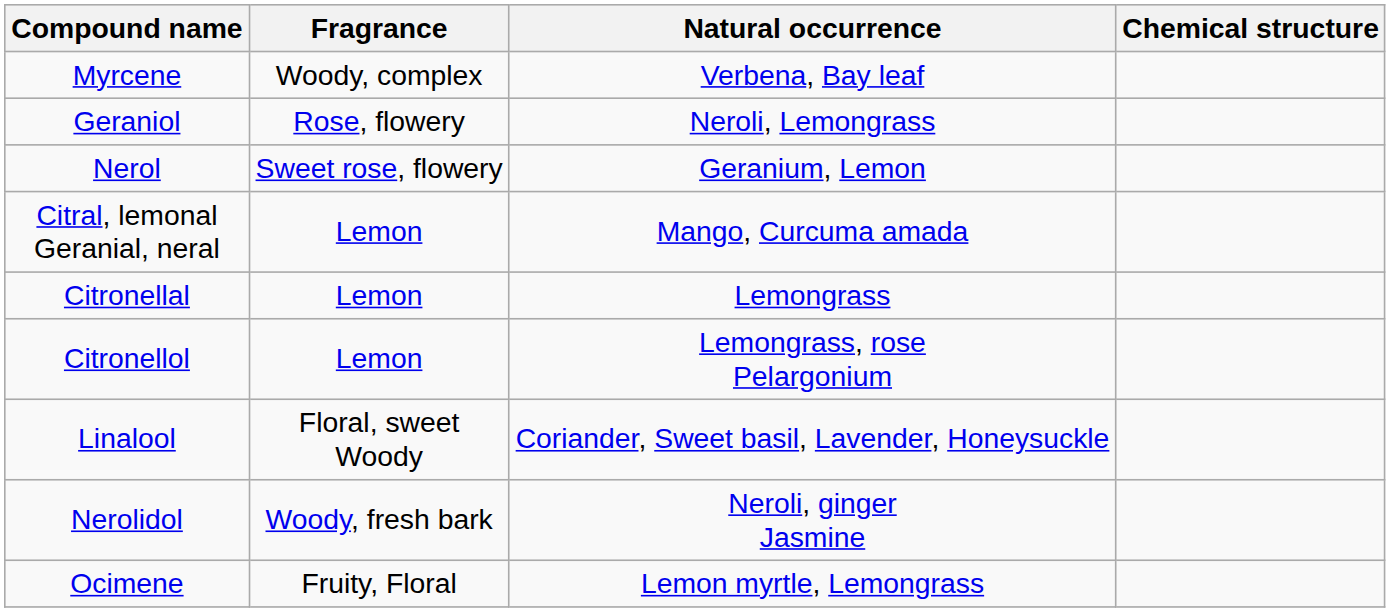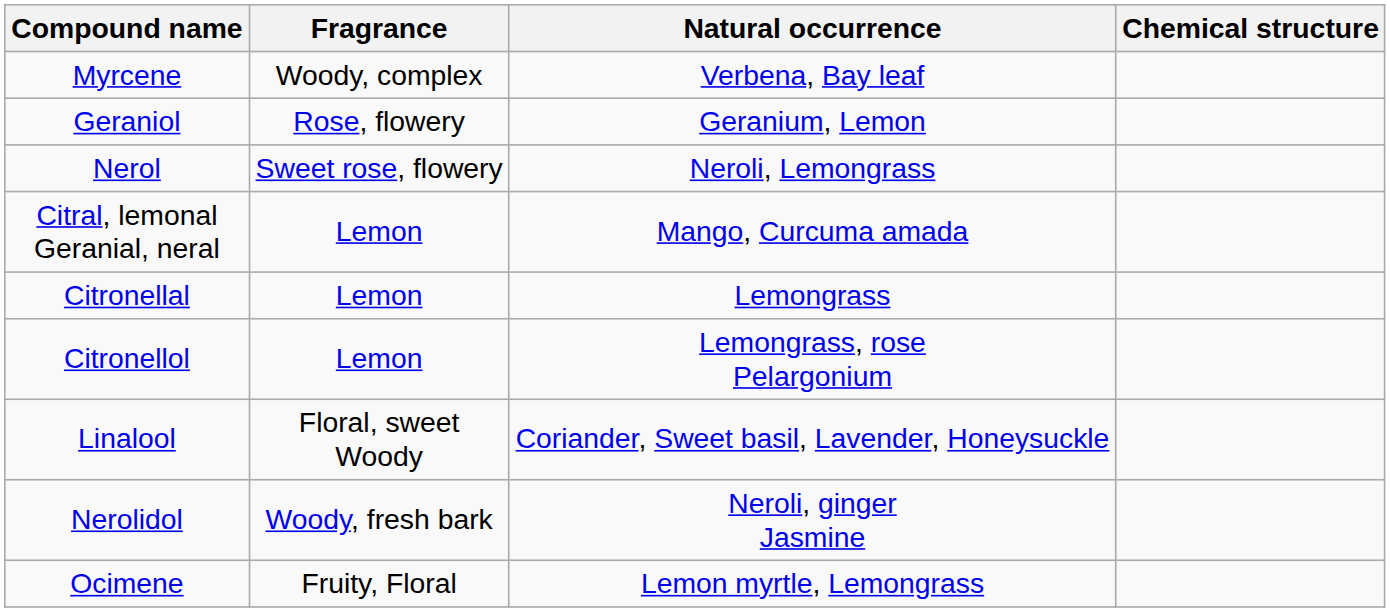(812, 120) Neroli, Lemongrass -> (813, 120) Geranium, Lemon
(813, 167) Geranium, Lemon -> (812, 167) Neroli, Lemongrass
